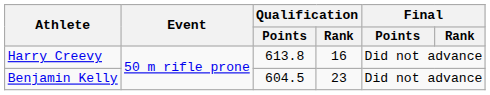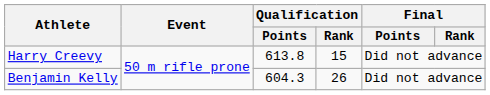(339, 57) 16 -> (339, 57) 15
(285, 79) 604.5 -> (285, 79) 604.3
(339, 79) 23 -> (339, 79) 26
